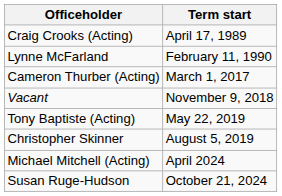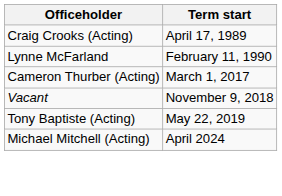- row: (65, 139)
- row: (68, 181)
